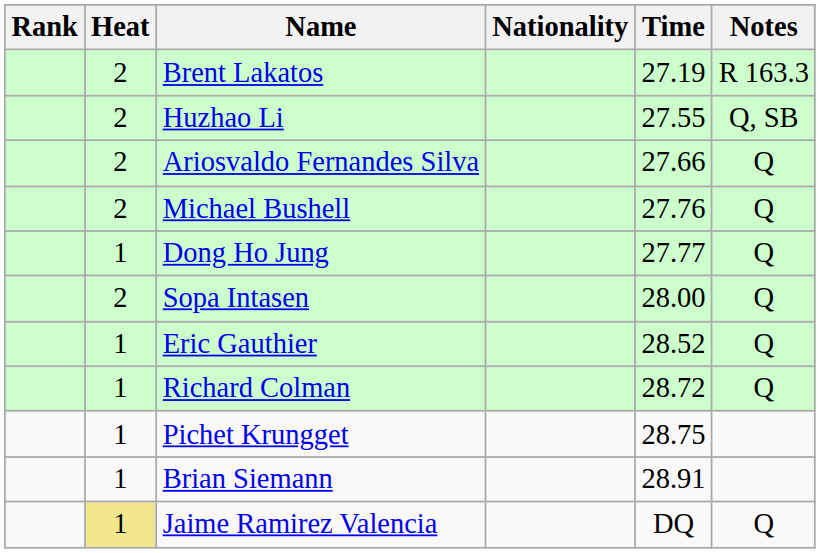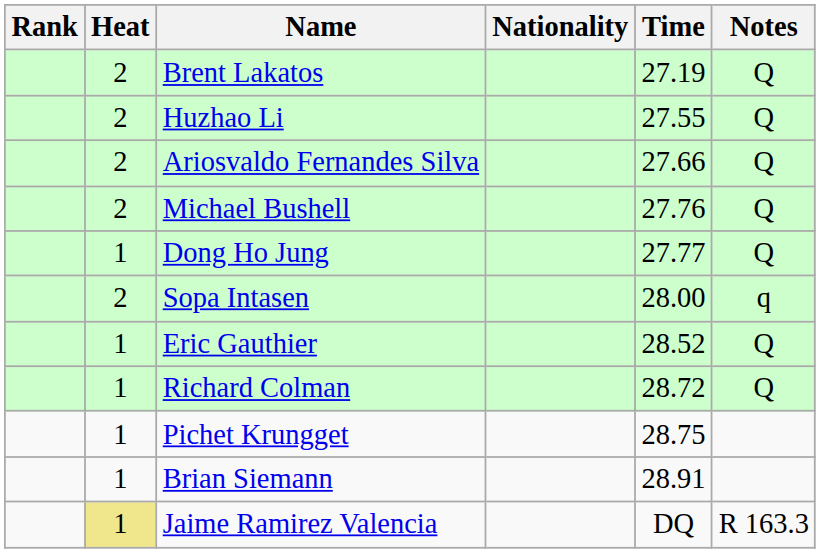(764, 72) R 163.3 -> (764, 72) Q
(764, 117) Q, SB -> (764, 117) Q
(764, 298) Q -> (764, 298) q
(764, 523) Q -> (764, 523) R 163.3
